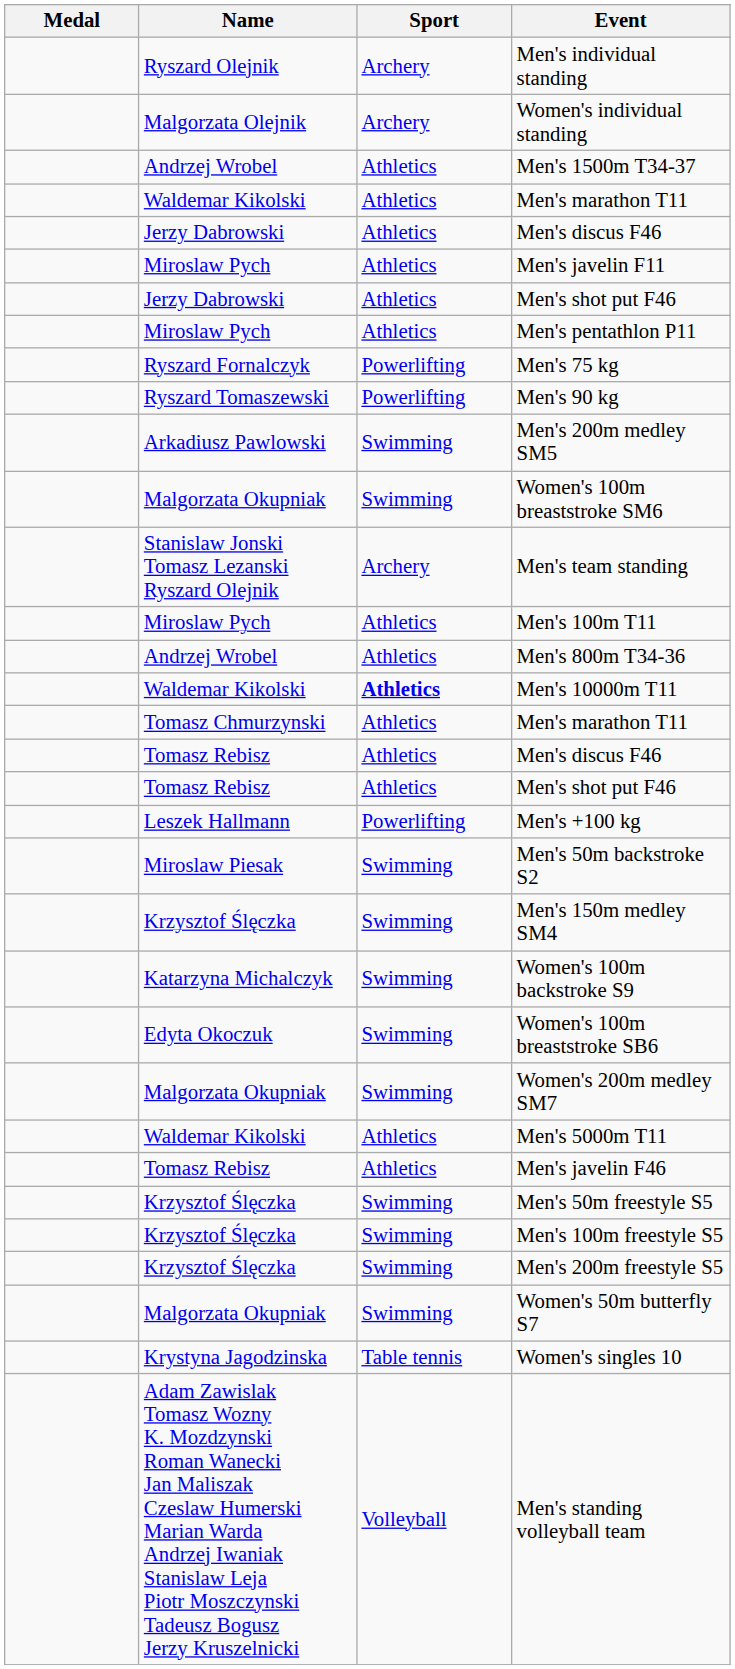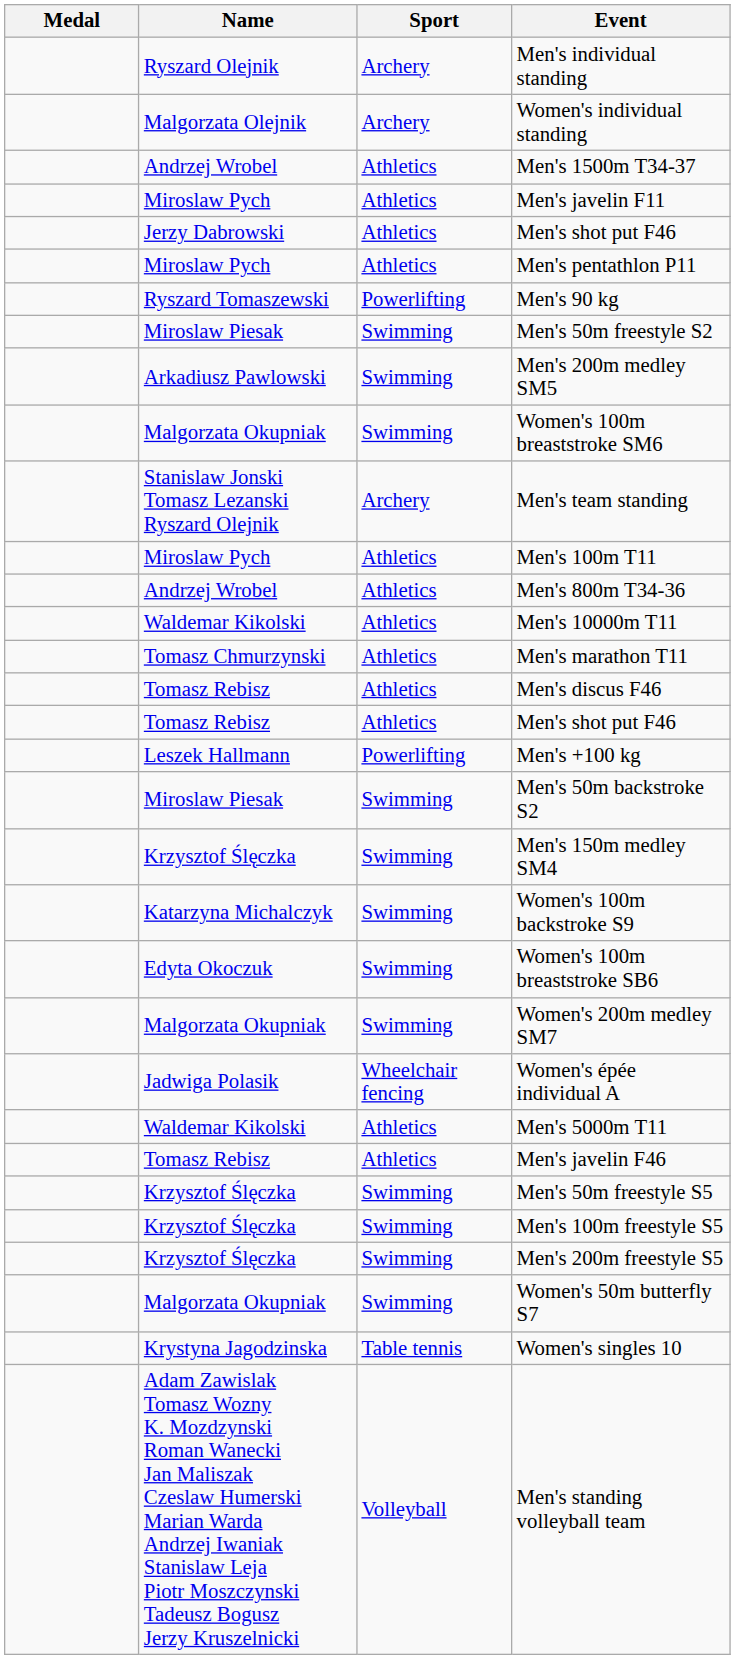- row: (225, 199)
- row: (214, 232)
- row: (227, 364)
+ row: (213, 331)
(401, 689) bold -> (399, 623) normal
+ row: (211, 1081)
